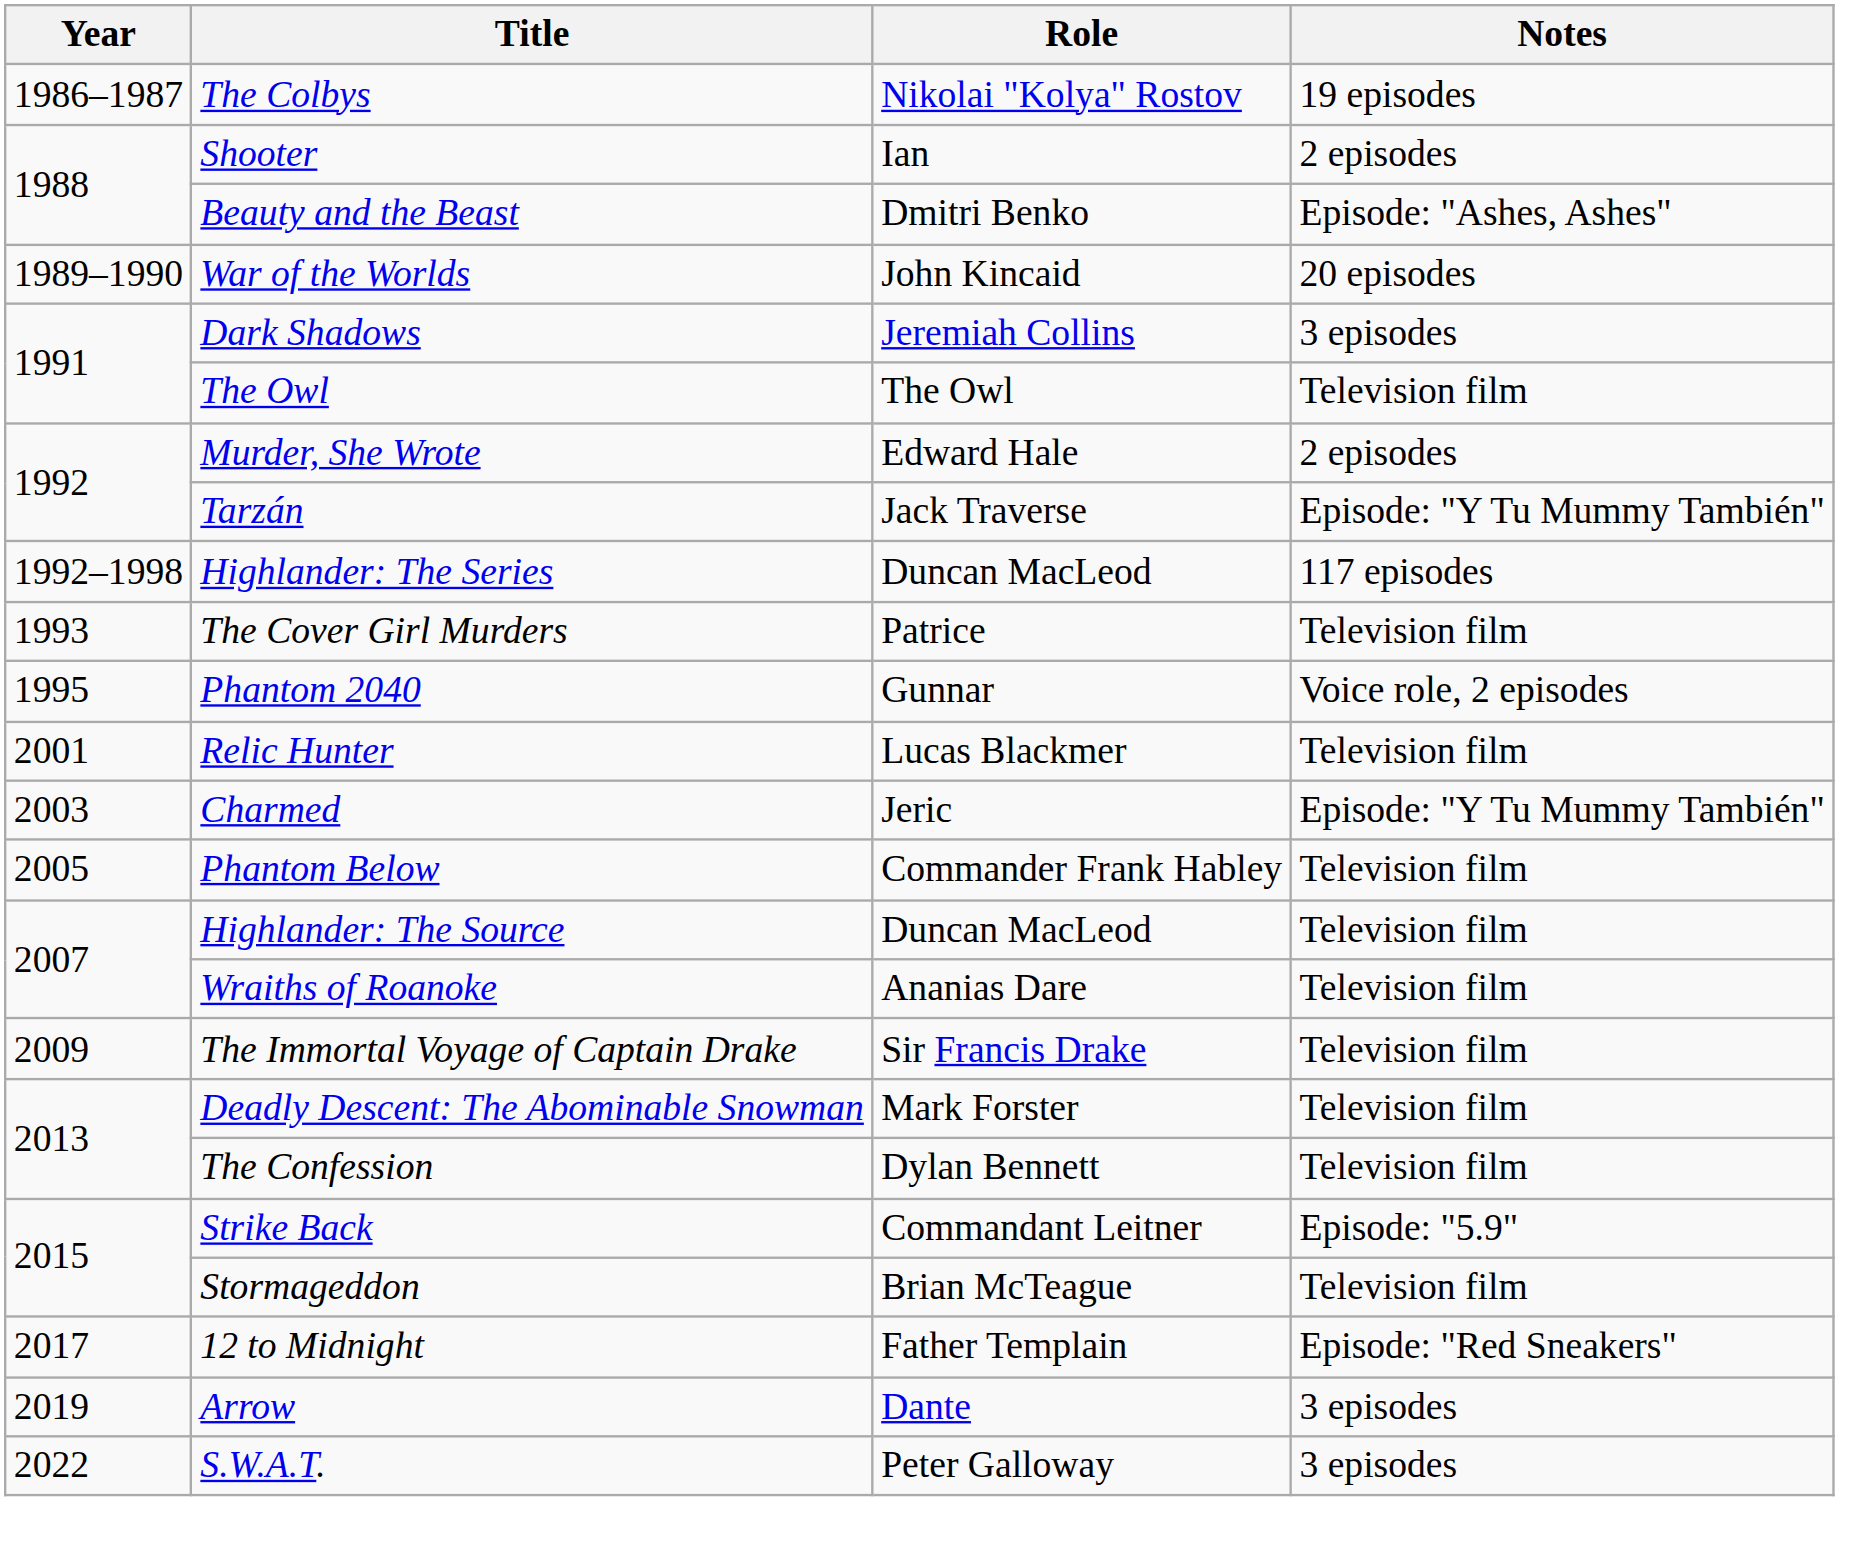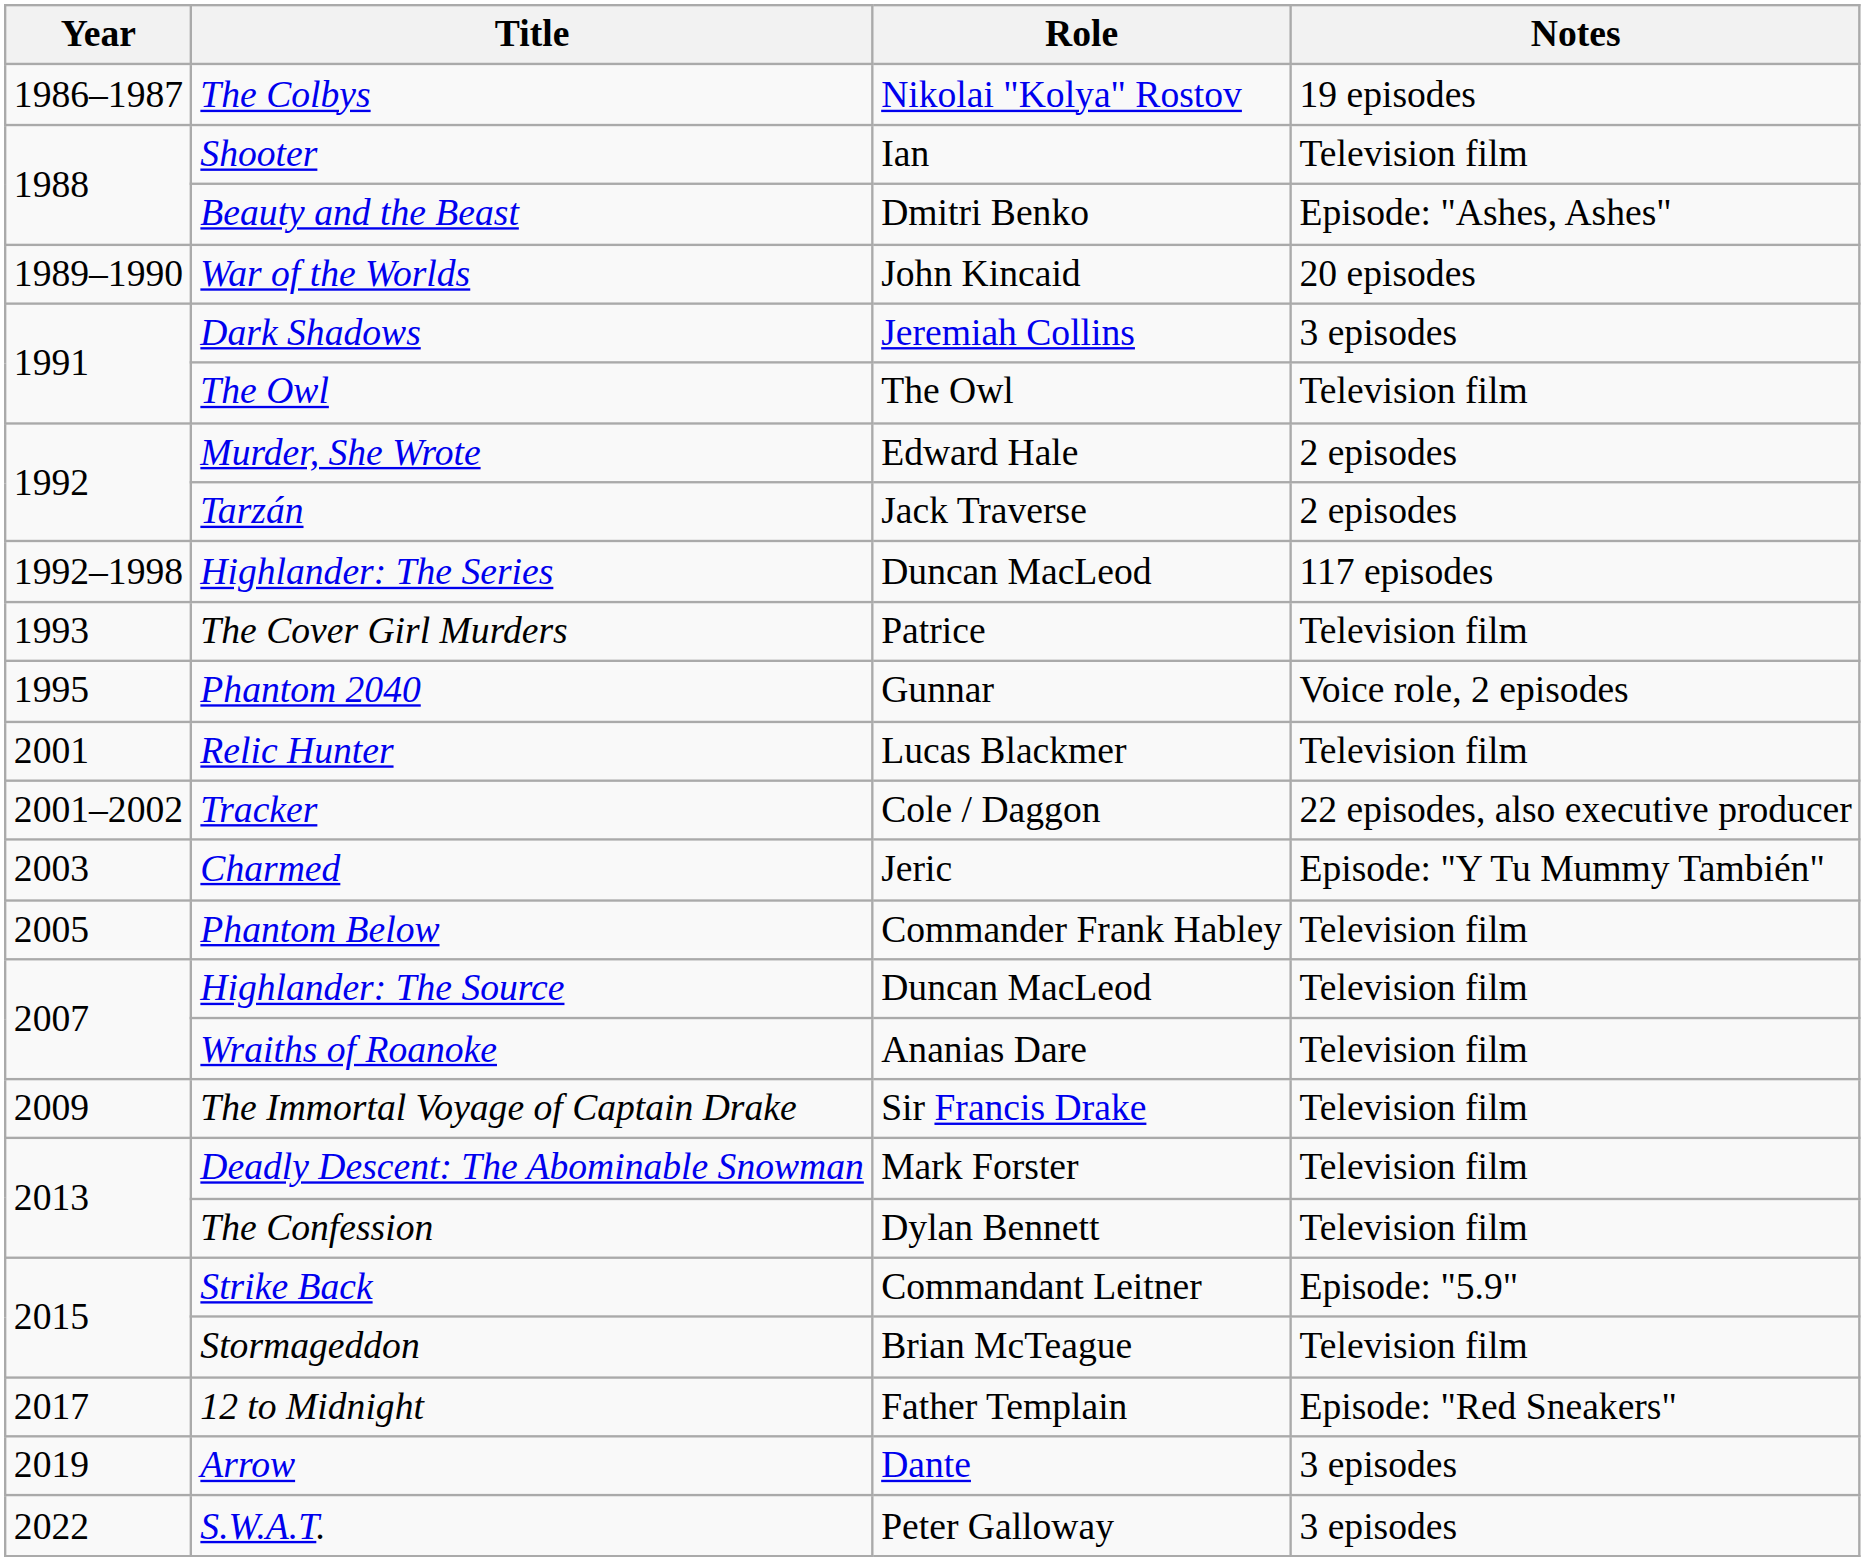(1378, 153) 2 episodes -> (1414, 153) Television film
(1562, 511) Episode: "Y Tu Mummy También" -> (1378, 511) 2 episodes
+ row: (259, 809)
